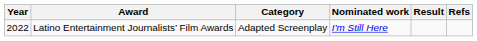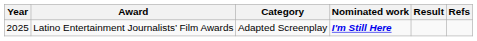(18, 28) 2022 -> (18, 28) 2025
(360, 28) normal -> (362, 28) bold
